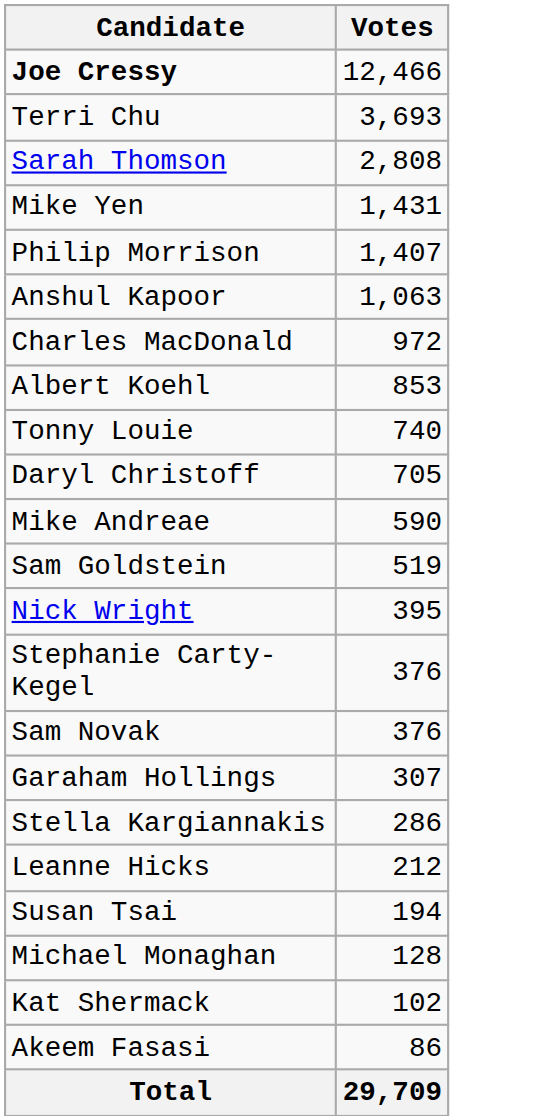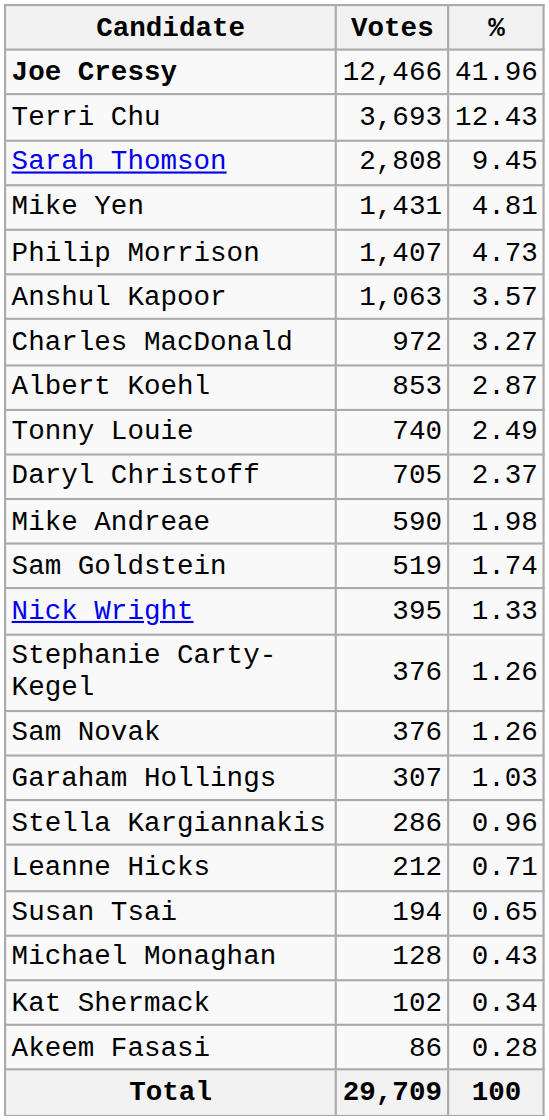+ column: (496, 28)
